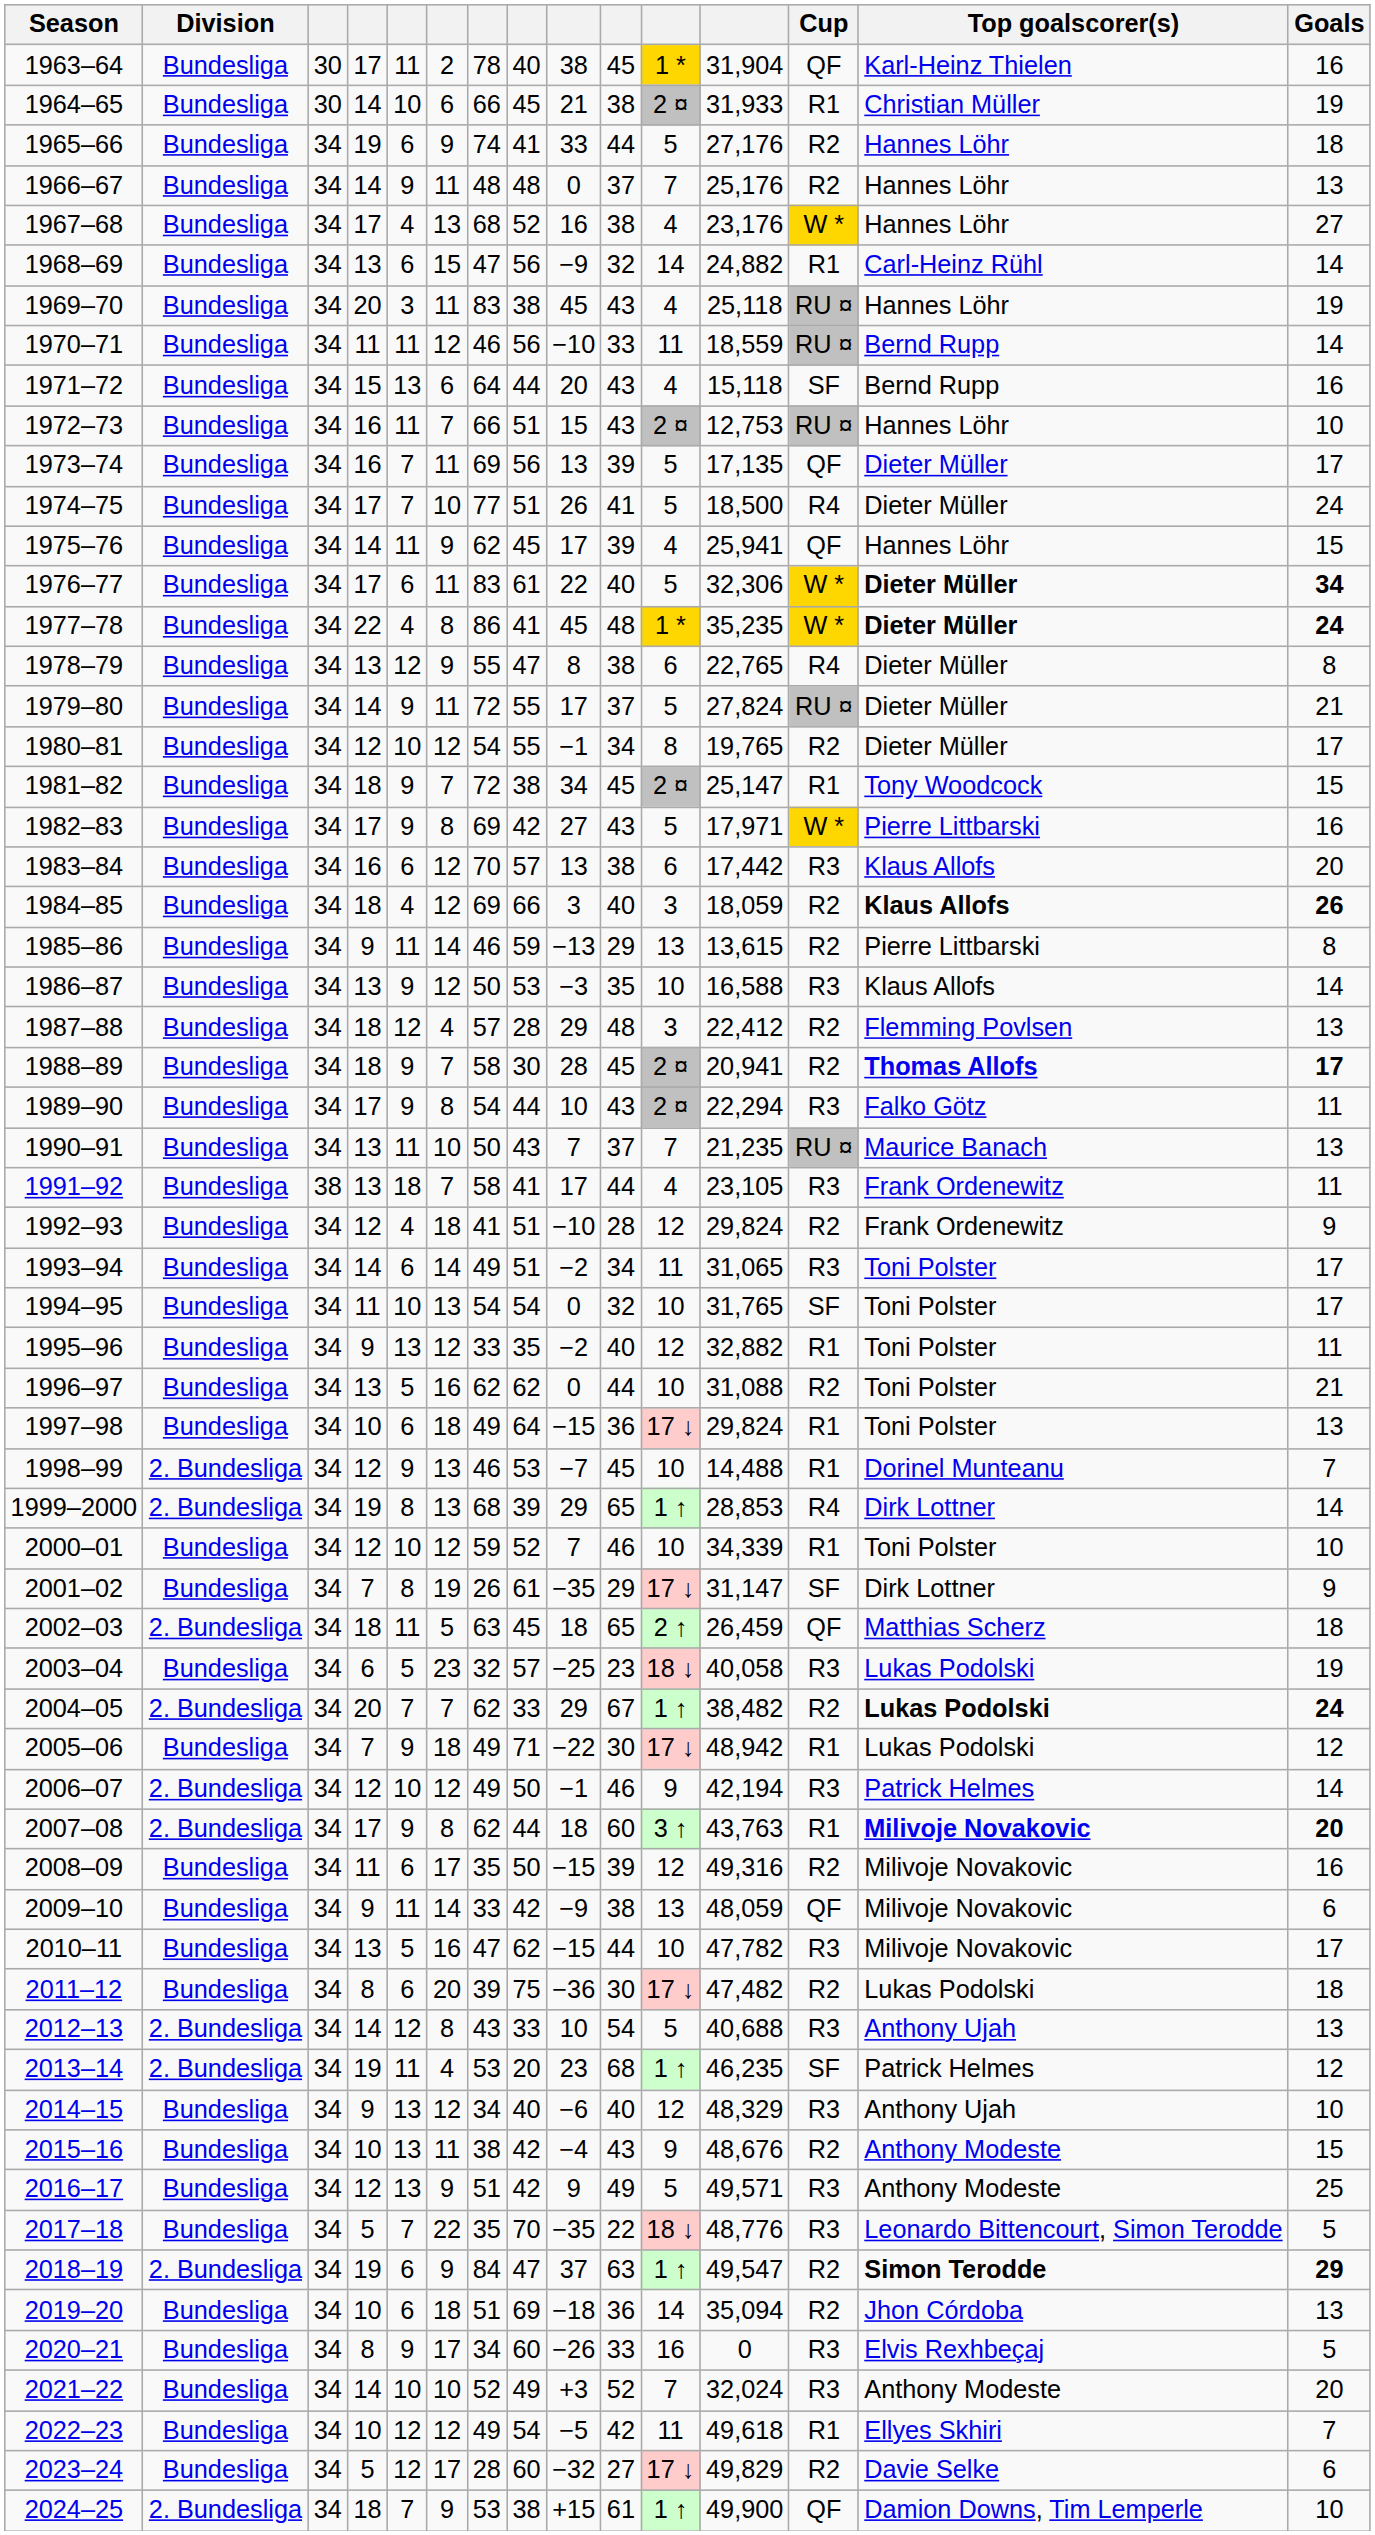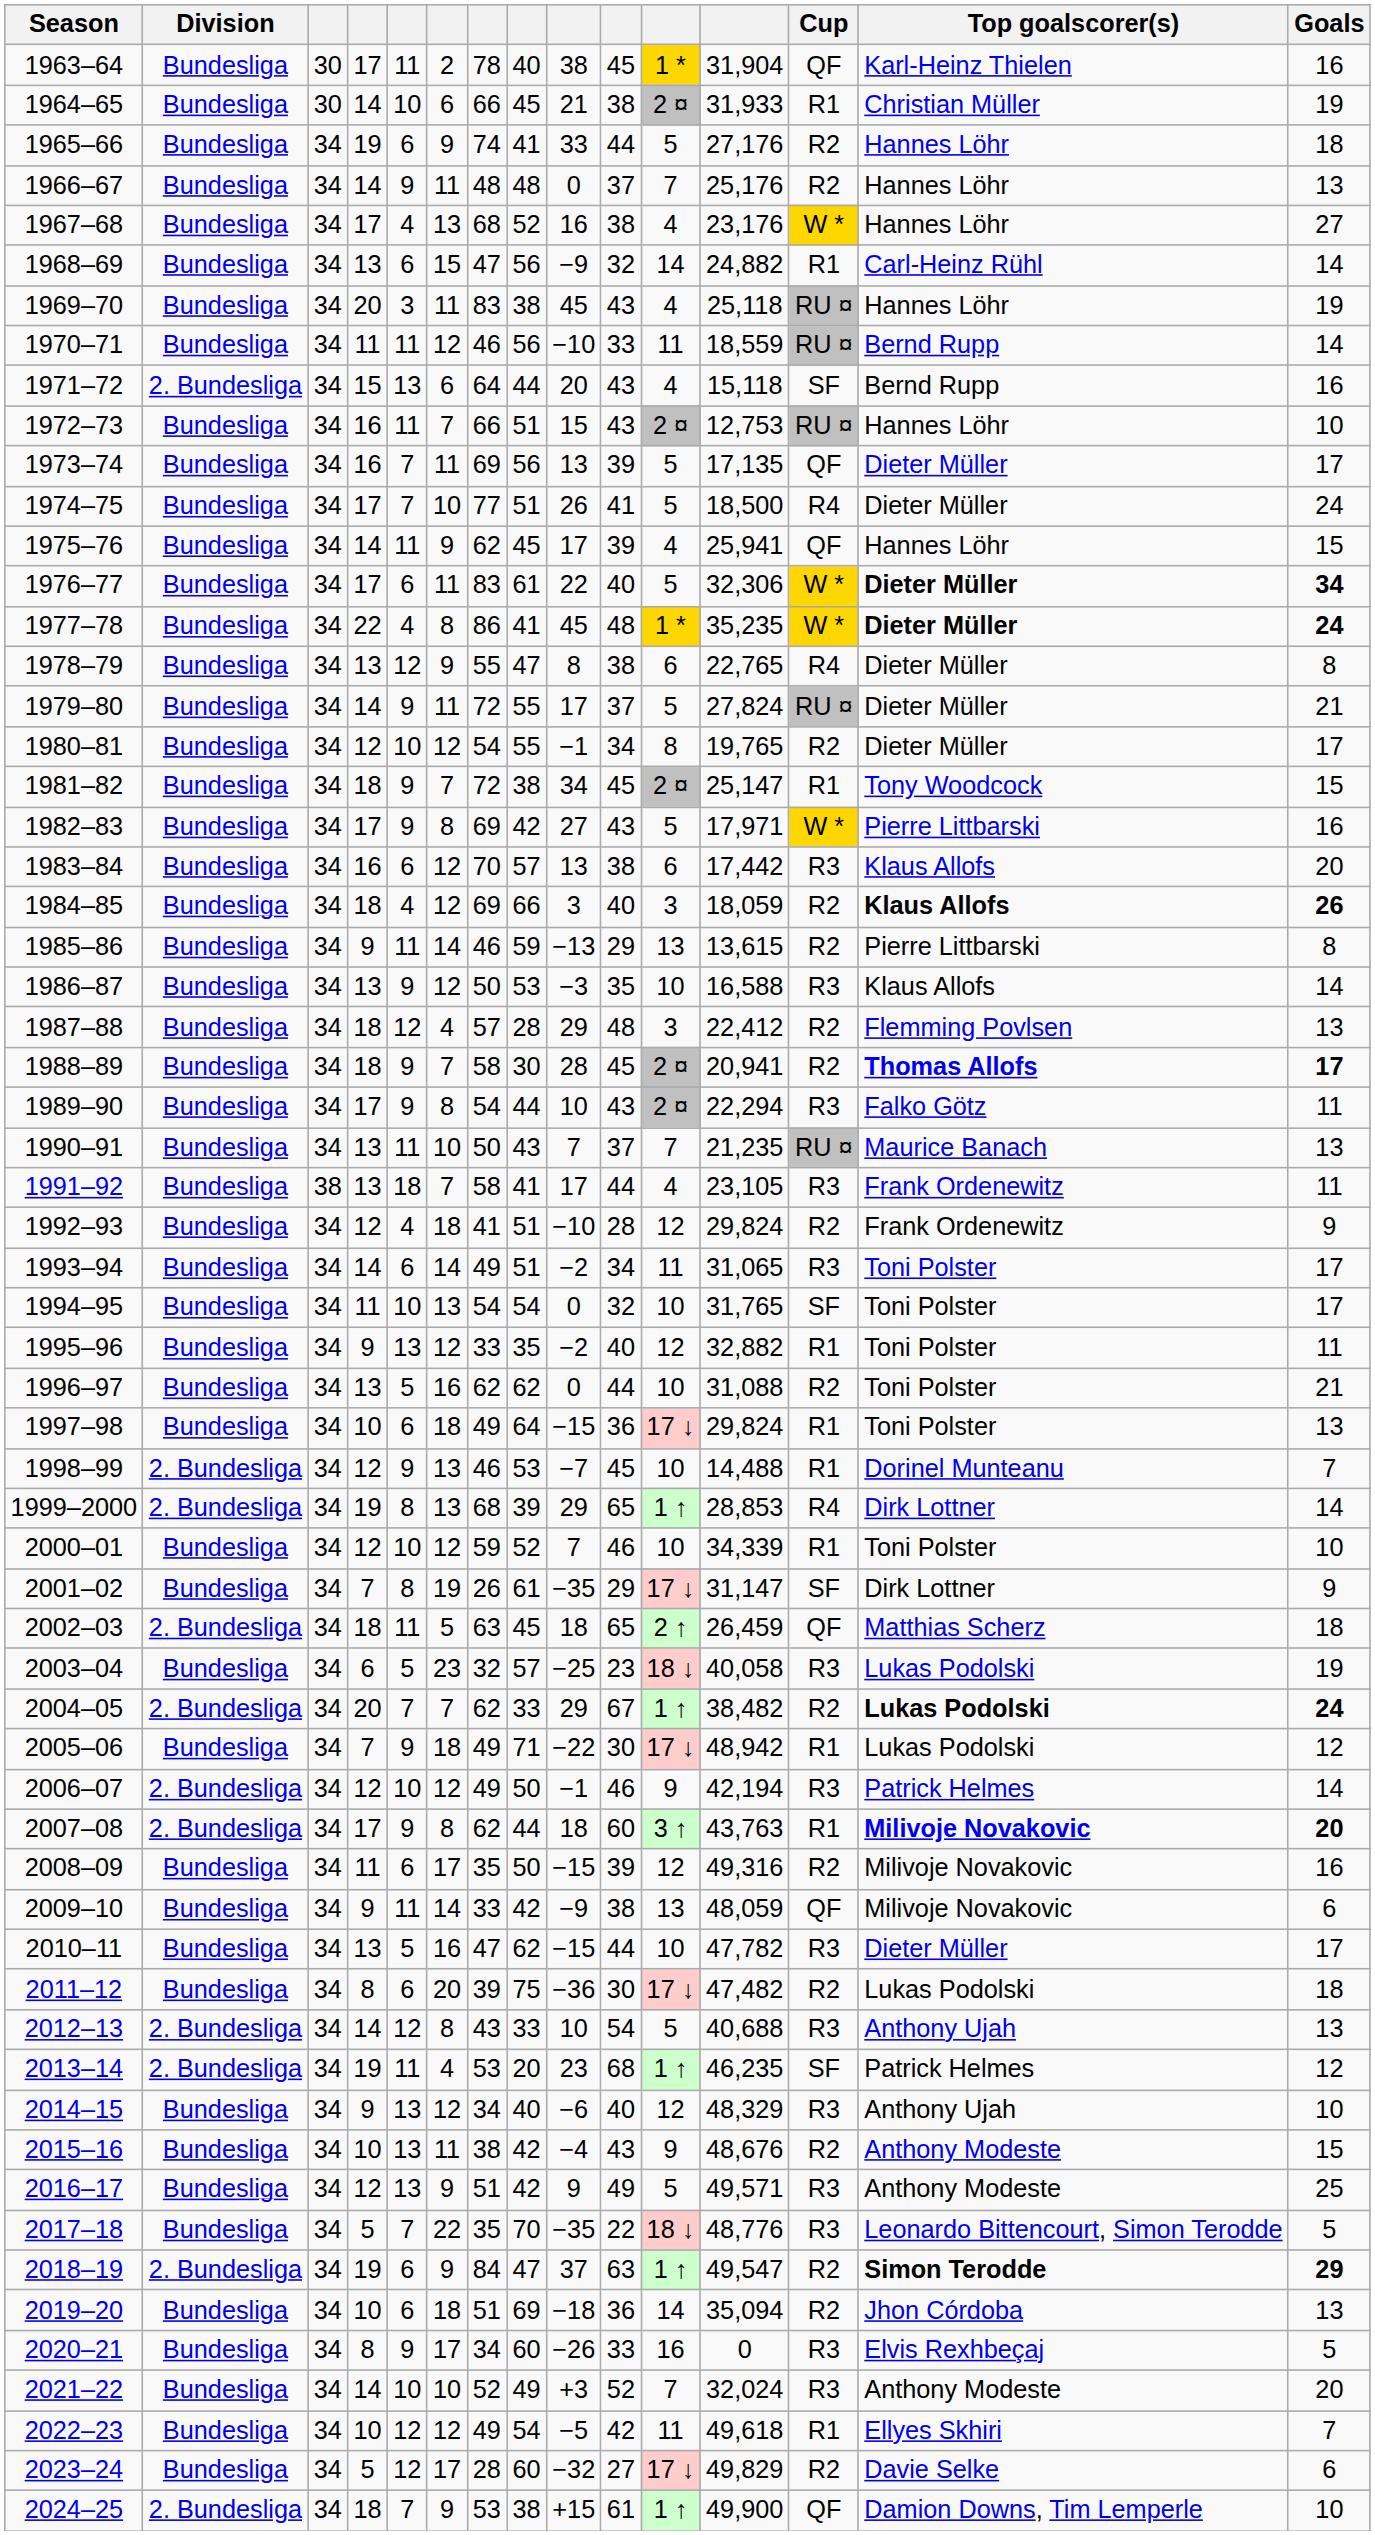(225, 385) Bundesliga -> (225, 385) 2. Bundesliga
(968, 1948) Milivoje Novakovic -> (936, 1948) Dieter Müller
